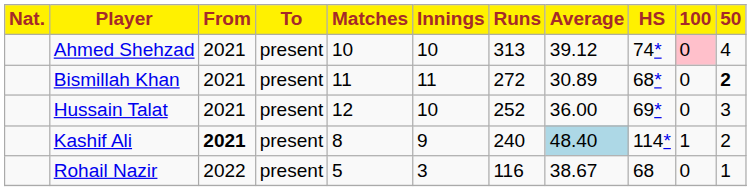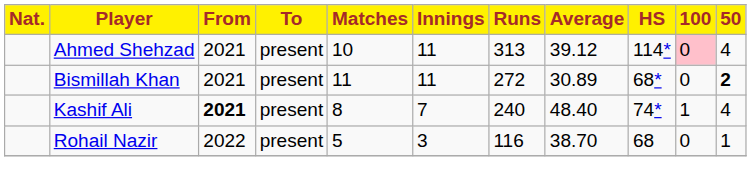(428, 49) 10 -> (427, 49) 11
(647, 49) 74* -> (652, 49) 114*
- row: (111, 110)
(422, 140) 9 -> (422, 110) 7
(574, 140) lightblue background -> (574, 110) no background
(652, 140) 114* -> (647, 110) 74*
(725, 140) 2 -> (725, 110) 4
(574, 170) 38.67 -> (574, 140) 38.70
